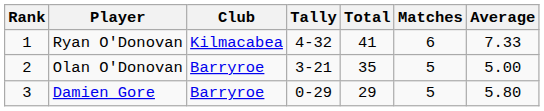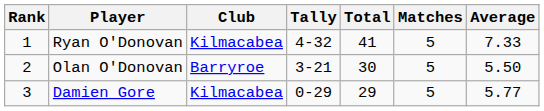(430, 42) 6 -> (430, 42) 5
(367, 68) 35 -> (367, 68) 30
(503, 68) 5.00 -> (503, 68) 5.50
(227, 93) Barryroe -> (237, 93) Kilmacabea
(503, 93) 5.80 -> (503, 93) 5.77
